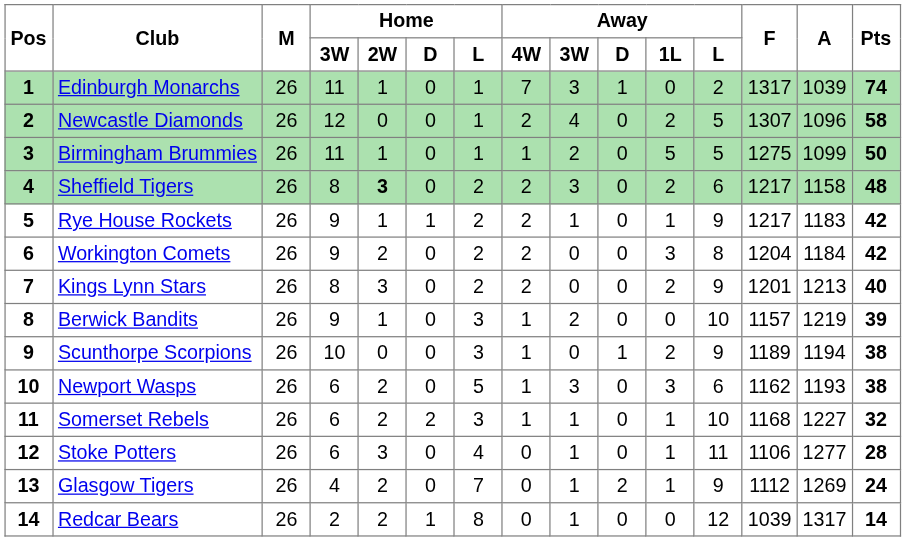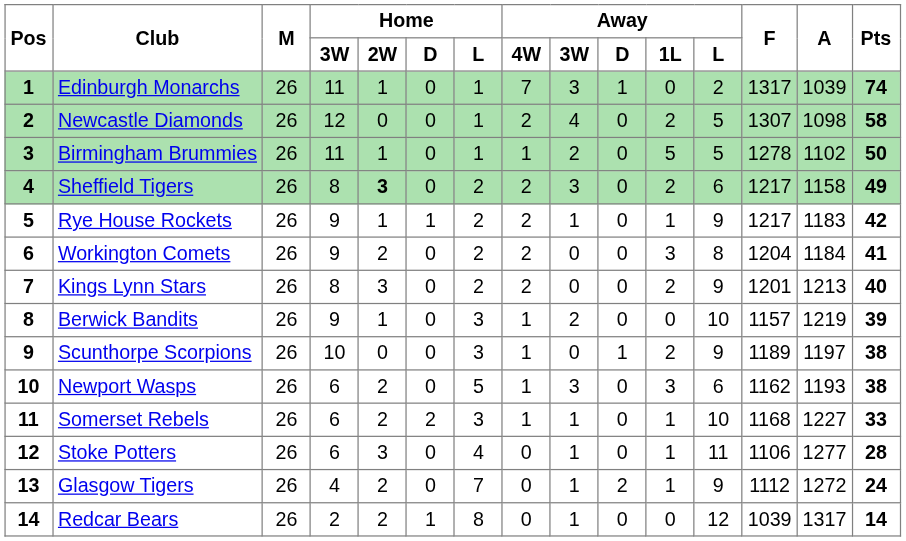(824, 120) 1096 -> (824, 120) 1098
(770, 153) 1275 -> (770, 153) 1278
(824, 153) 1099 -> (824, 153) 1102
(876, 187) 48 -> (876, 187) 49
(876, 253) 42 -> (876, 253) 41
(824, 353) 1194 -> (824, 353) 1197
(876, 419) 32 -> (876, 419) 33
(824, 486) 1269 -> (824, 486) 1272
